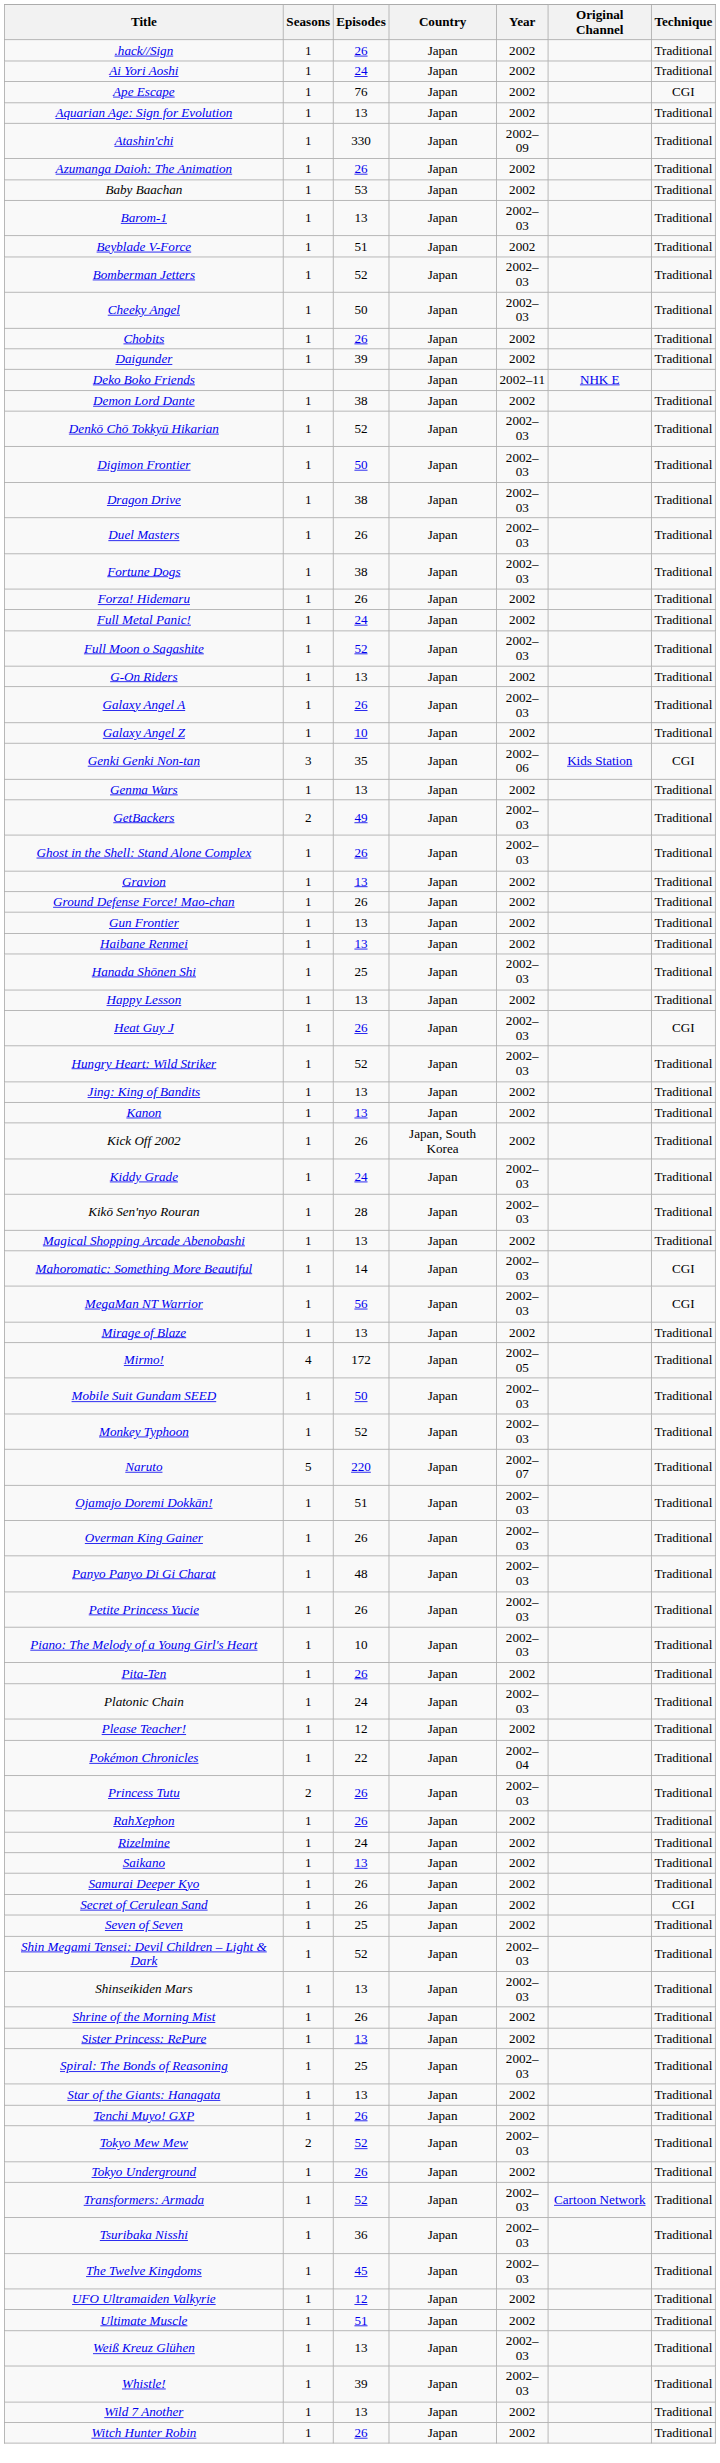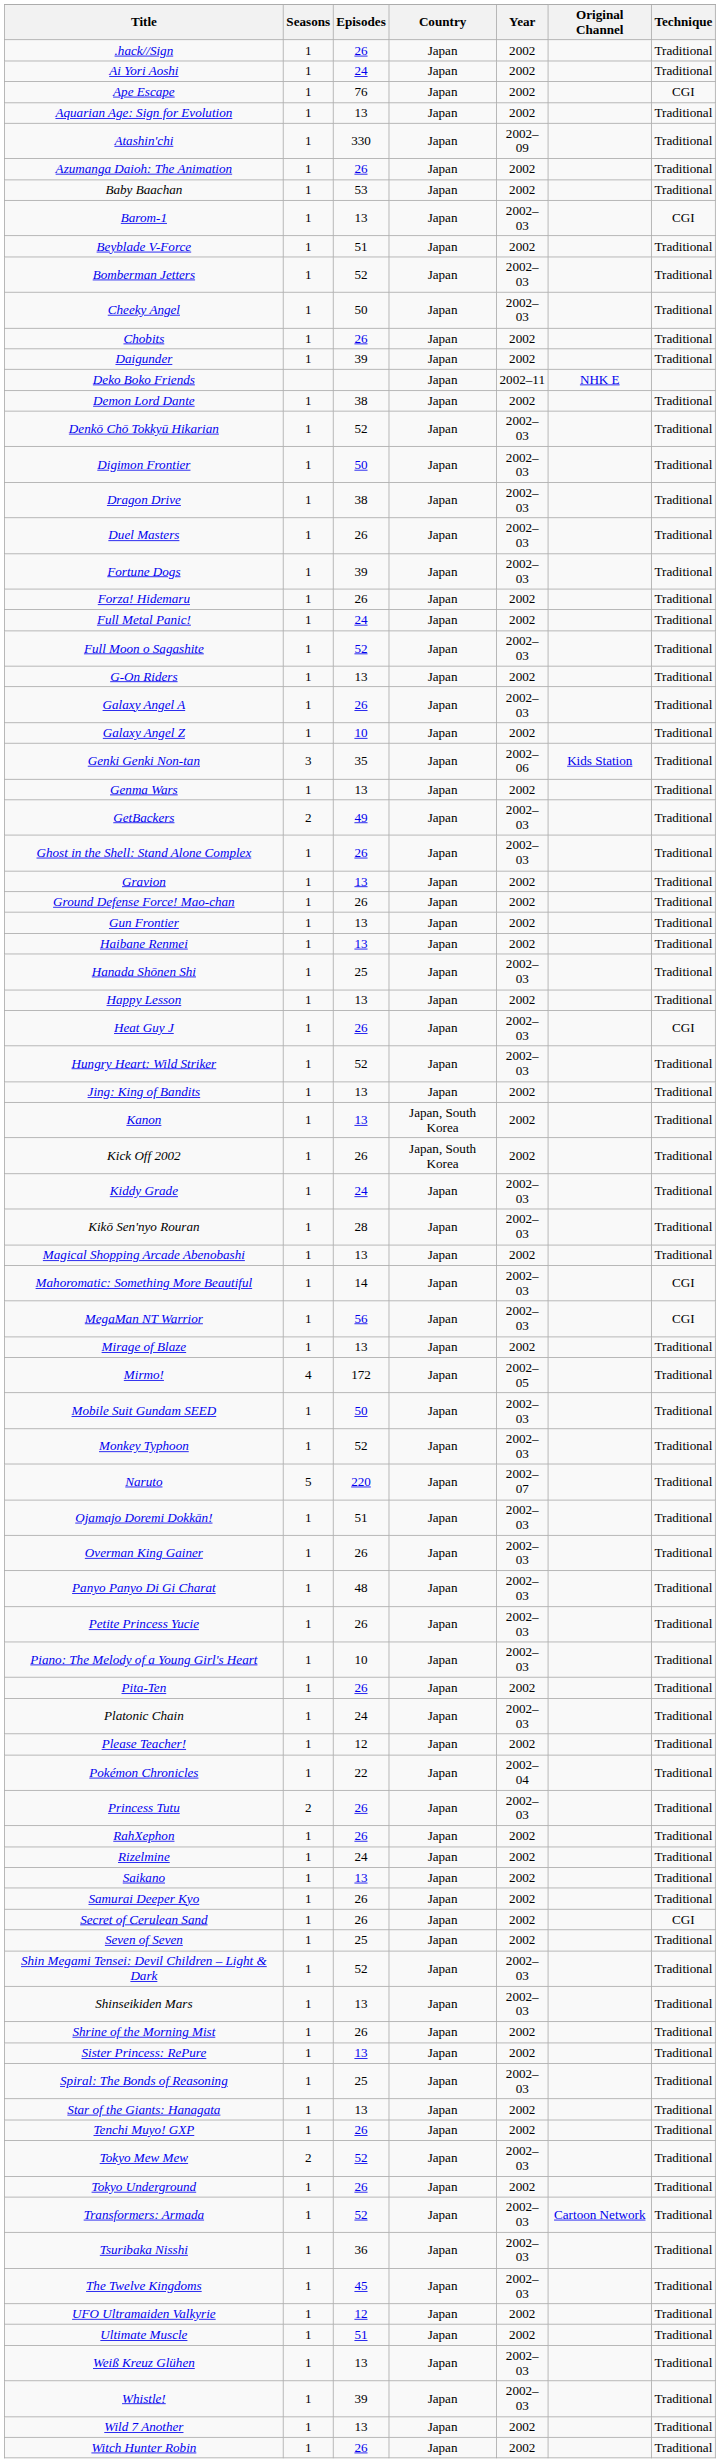(683, 218) Traditional -> (683, 218) CGI
(361, 571) 38 -> (361, 571) 39
(683, 761) CGI -> (683, 761) Traditional
(443, 1112) Japan -> (443, 1120) Japan, South Korea
